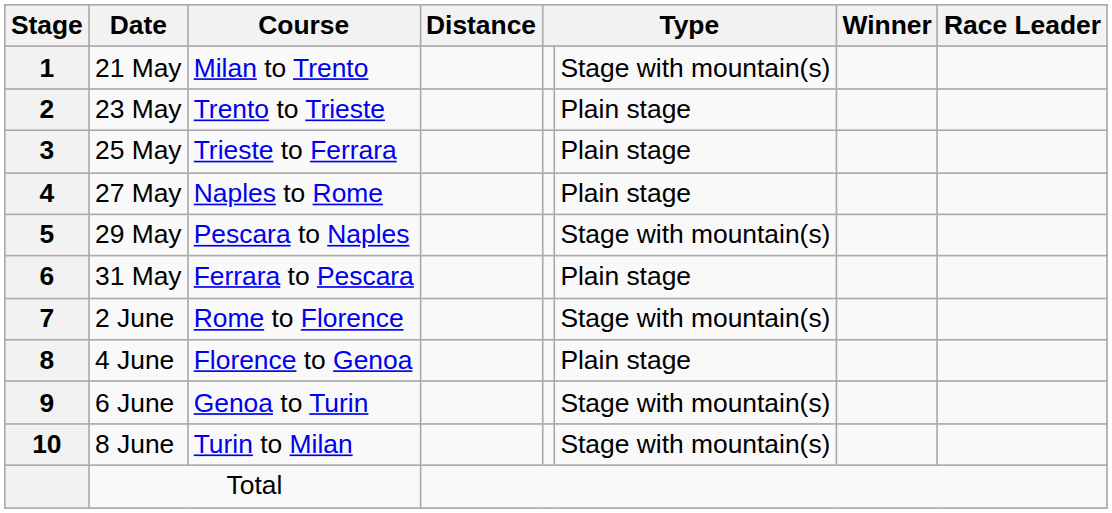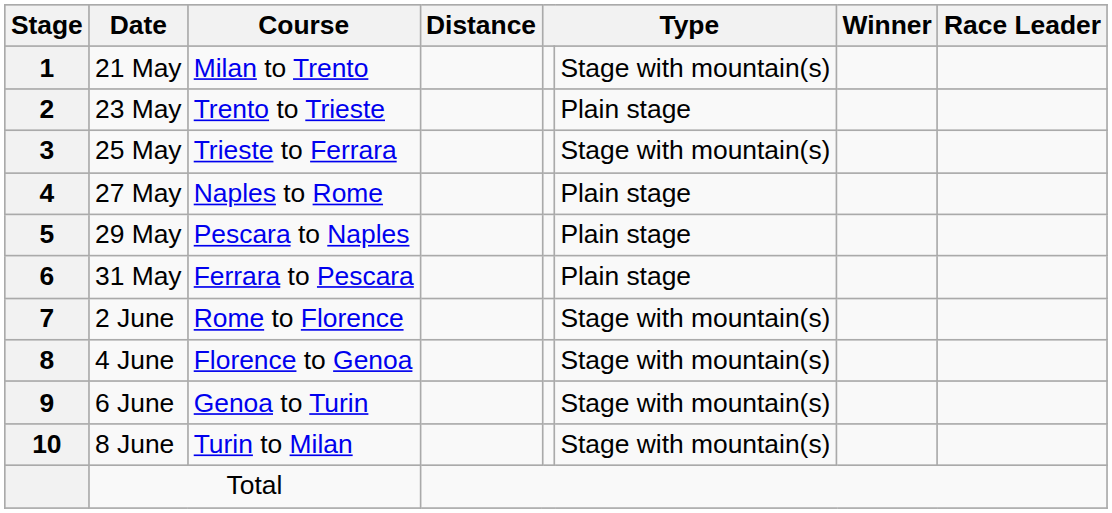(626, 151) Plain stage -> (695, 151) Stage with mountain(s)
(695, 234) Stage with mountain(s) -> (626, 234) Plain stage
(626, 360) Plain stage -> (695, 360) Stage with mountain(s)
